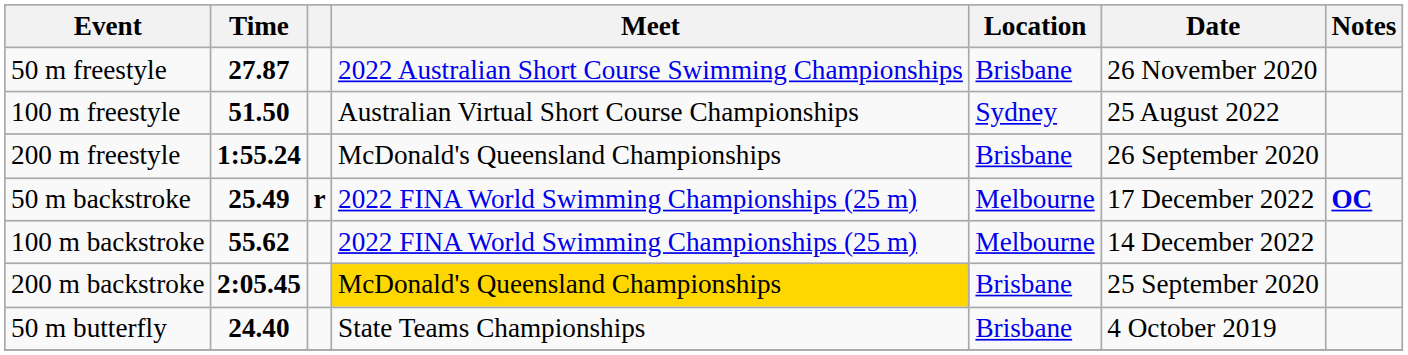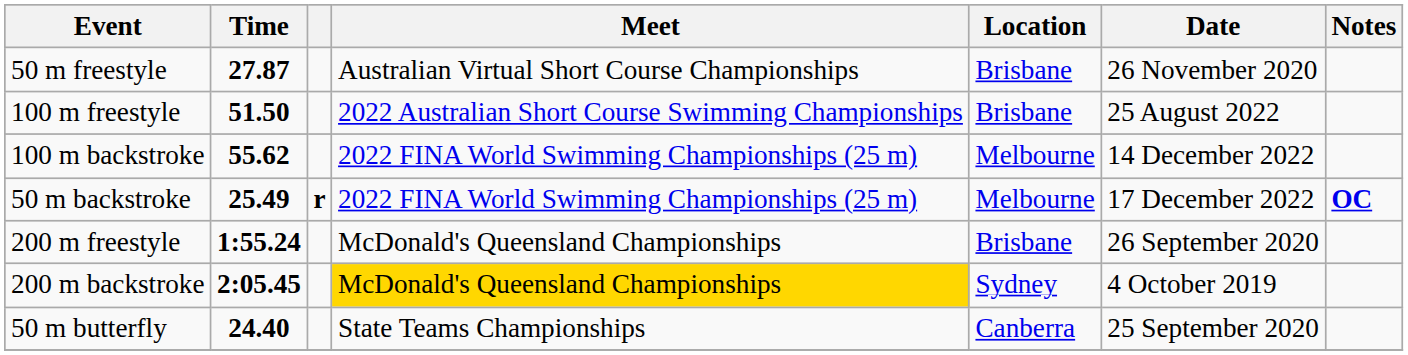(650, 69) 2022 Australian Short Course Swimming Championships -> (598, 69) Australian Virtual Short Course Championships
(598, 112) Australian Virtual Short Course Championships -> (650, 112) 2022 Australian Short Course Swimming Championships
(1016, 112) Sydney -> (1024, 112) Brisbane
rows swapped: (96, 155) <-> (108, 241)
(1024, 284) Brisbane -> (1016, 284) Sydney
(1213, 284) 25 September 2020 -> (1192, 284) 4 October 2019
(1024, 328) Brisbane -> (1025, 328) Canberra
(1192, 328) 4 October 2019 -> (1213, 328) 25 September 2020
